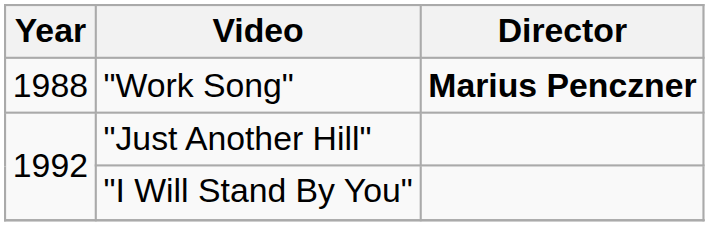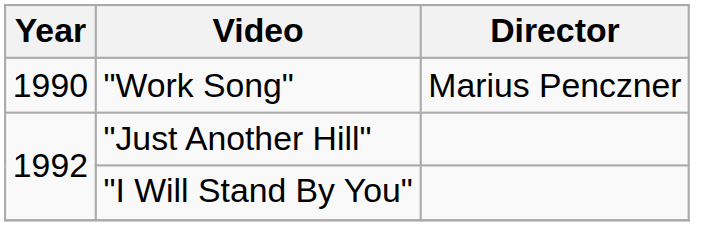(50, 84) 1988 -> (50, 84) 1990
(562, 84) bold -> (555, 84) normal
